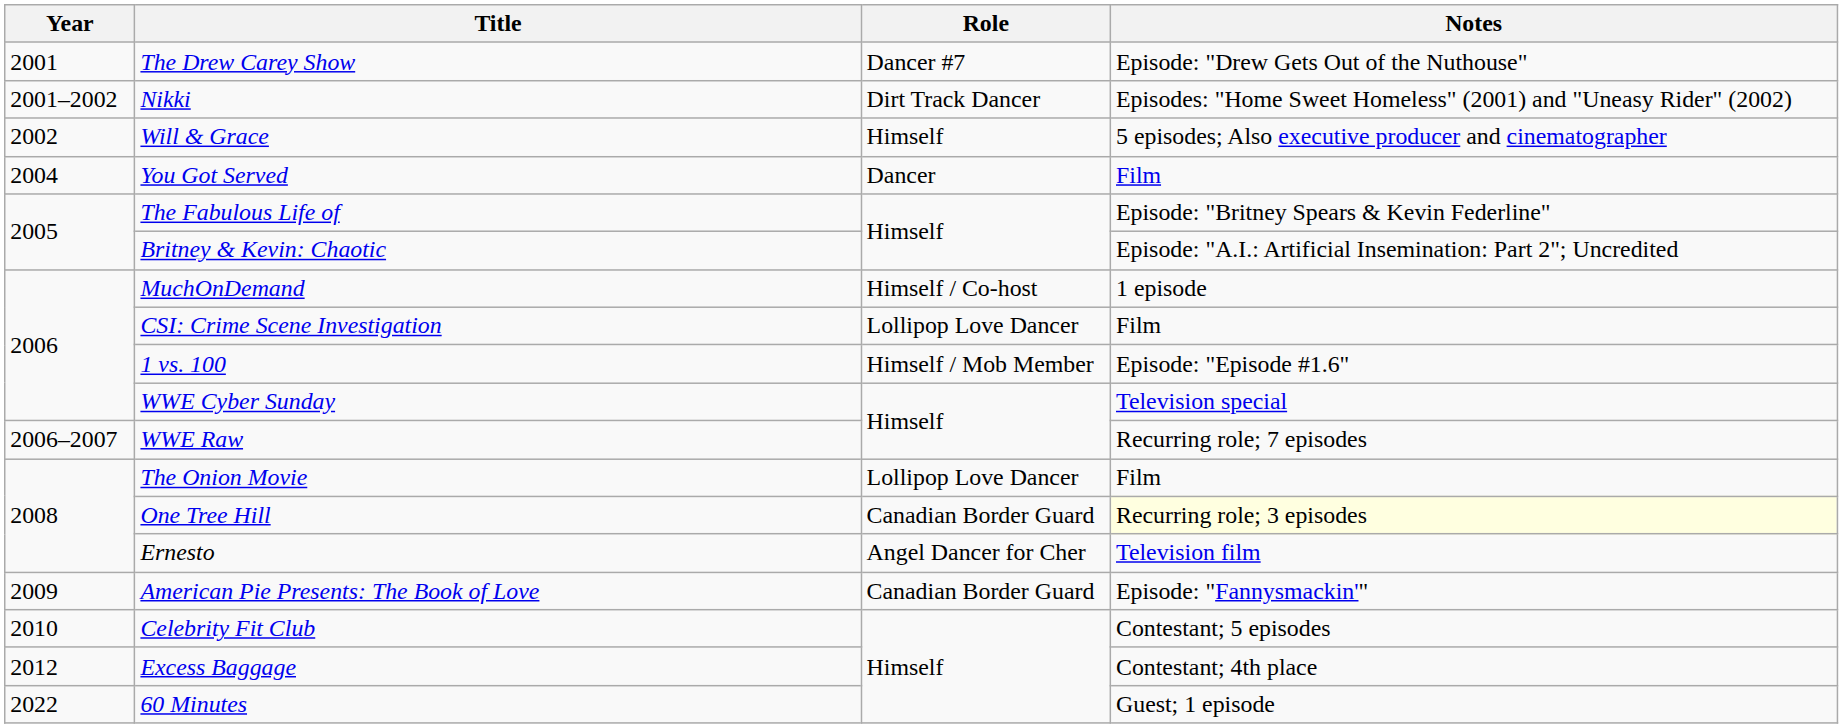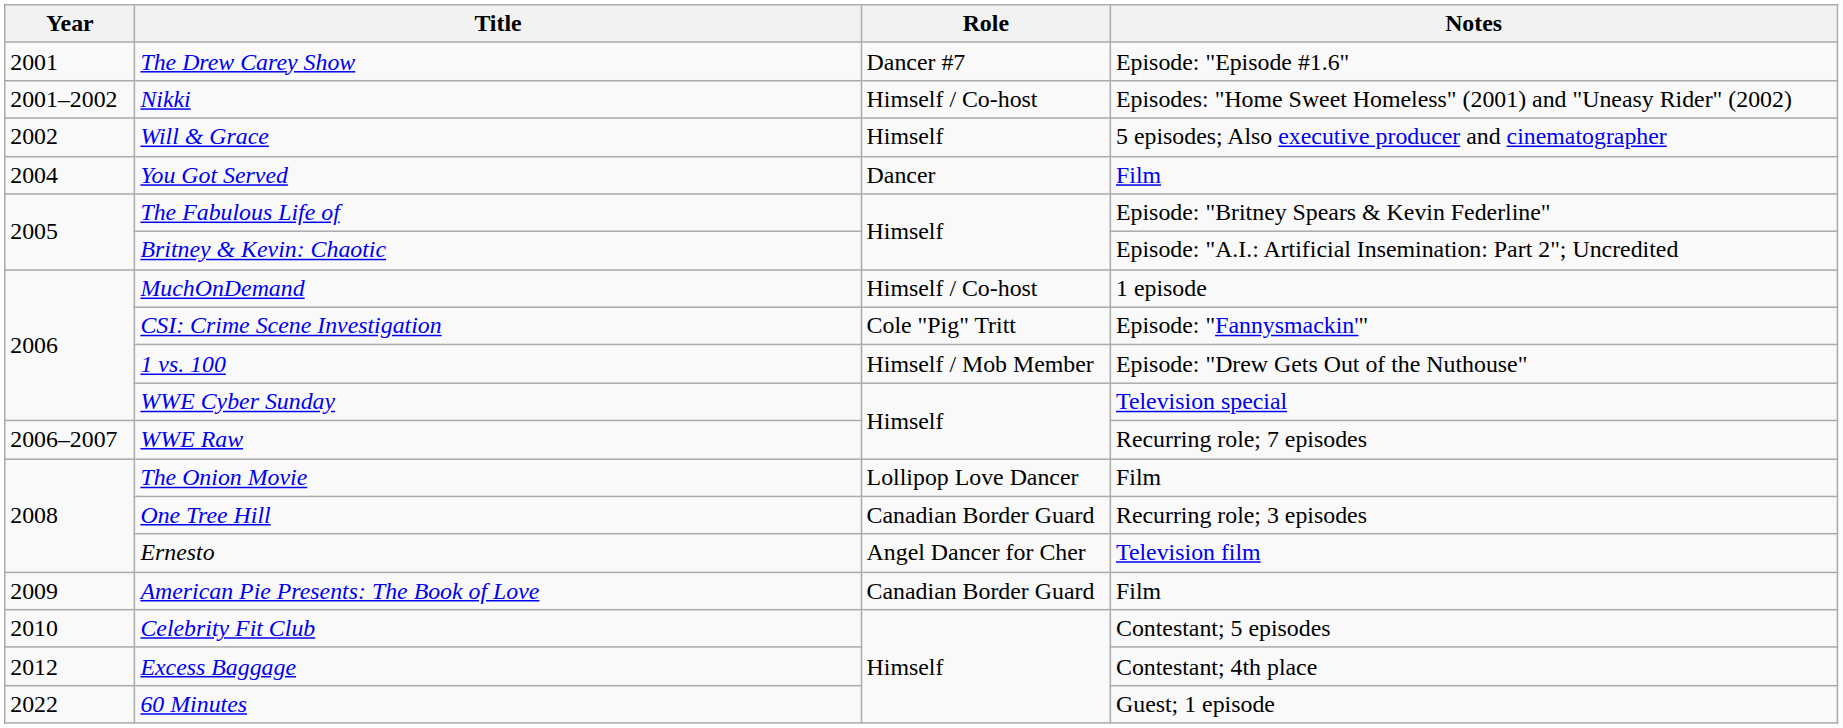(1322, 61) Episode: "Drew Gets Out of the Nuthouse" -> (1233, 61) Episode: "Episode #1.6"
(953, 99) Dirt Track Dancer -> (952, 99) Himself / Co-host
(973, 325) Lollipop Love Dancer -> (941, 325) Cole "Pig" Tritt
(1139, 325) Film -> (1242, 325) Episode: "Fannysmackin'"
(1233, 363) Episode: "Episode #1.6" -> (1322, 363) Episode: "Drew Gets Out of the Nuthouse"
(1241, 514) lightyellow background -> (1241, 514) no background
(1242, 590) Episode: "Fannysmackin'" -> (1139, 590) Film
